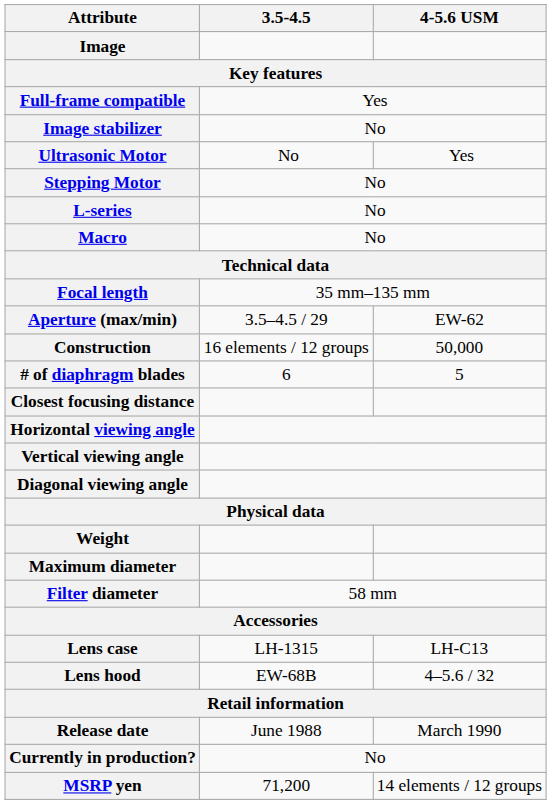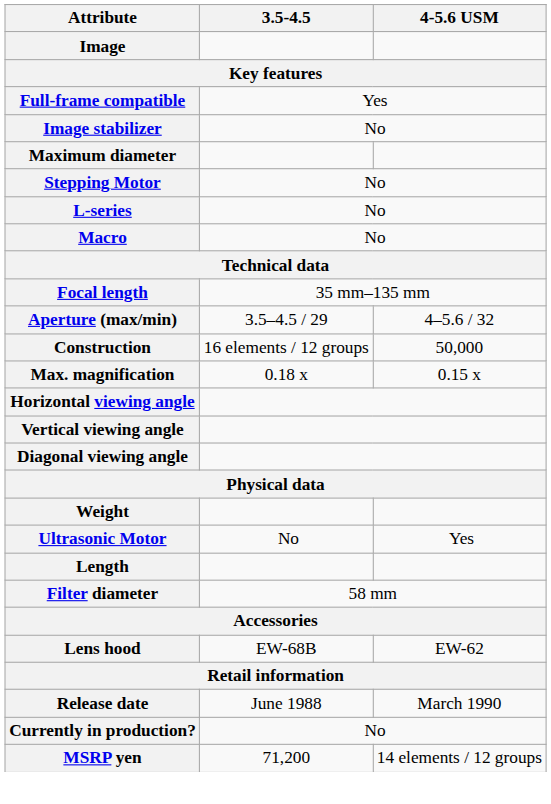rows swapped: (102, 155) <-> (102, 566)
(459, 319) EW-62 -> (459, 319) 4–5.6 / 32
- row: (102, 374)
- row: (102, 401)
+ row: (102, 374)
+ row: (102, 566)
- row: (102, 648)
(459, 675) 4–5.6 / 32 -> (459, 648) EW-62
